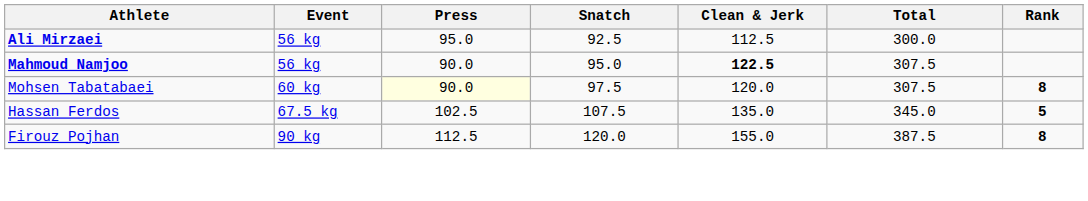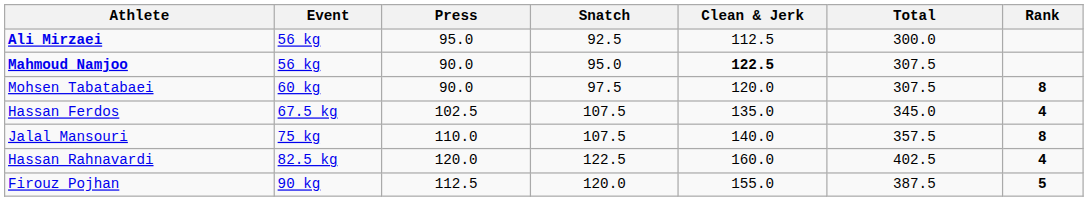(456, 88) lightyellow background -> (456, 88) no background
(1042, 112) 5 -> (1042, 112) 4
+ row: (68, 136)
+ row: (81, 160)
(1042, 136) 8 -> (1042, 184) 5
